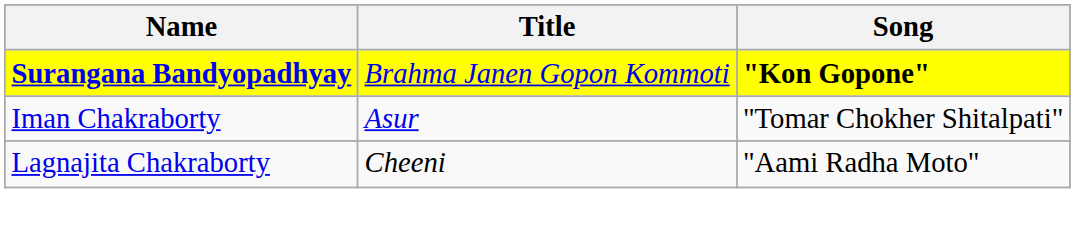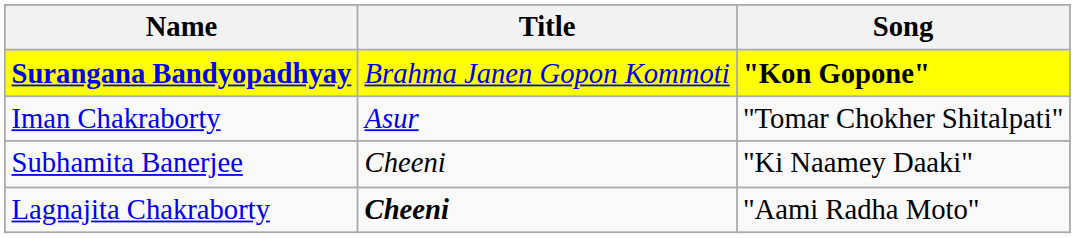+ row: (127, 163)
(405, 163) normal -> (407, 208) bold
